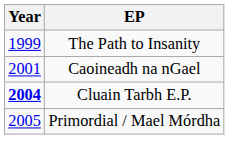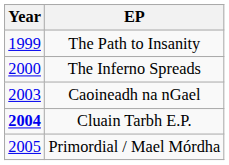+ row: (134, 69)
(25, 69) 2001 -> (25, 95) 2003
